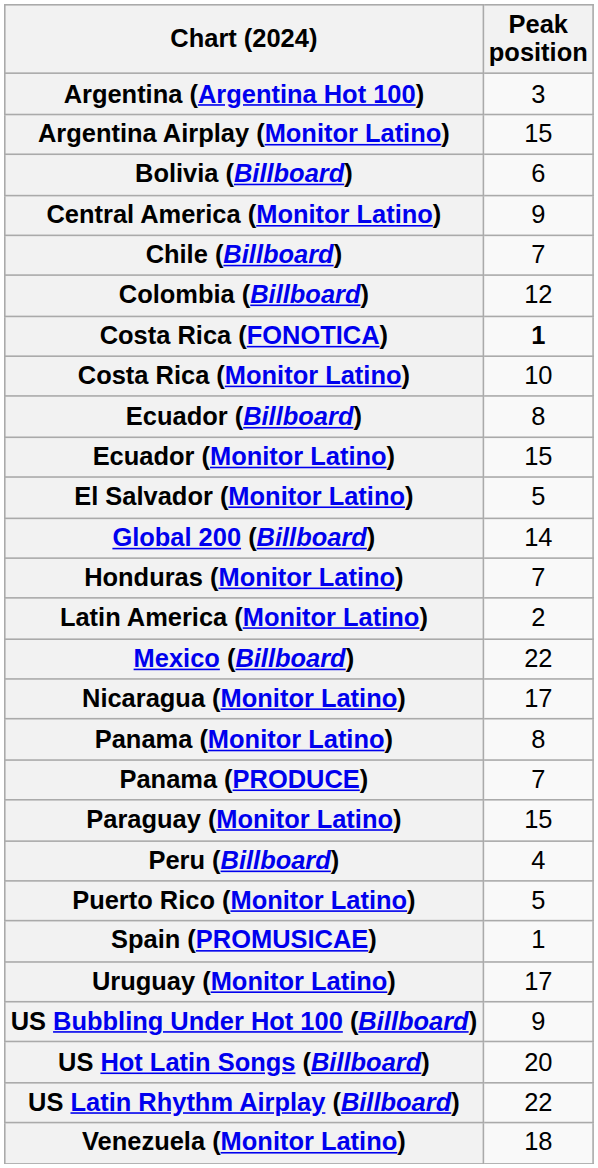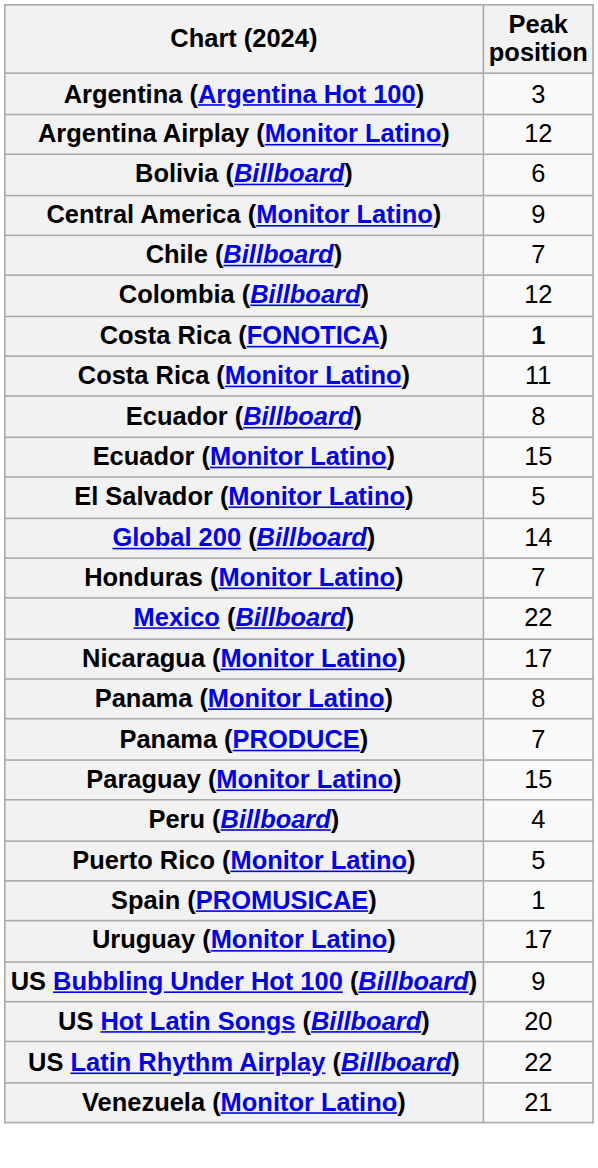(538, 133) 15 -> (538, 133) 12
(538, 376) 10 -> (538, 376) 11
- row: (244, 618)
(538, 1142) 18 -> (538, 1102) 21
